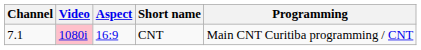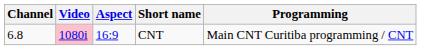(15, 34) 7.1 -> (15, 34) 6.8
